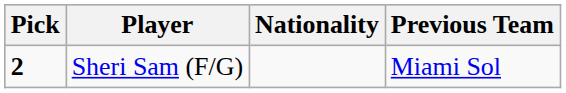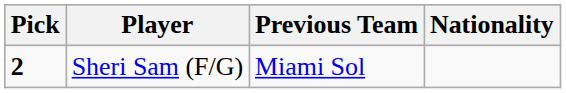columns swapped: (317, 25) <-> (472, 25)
